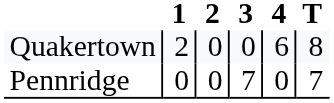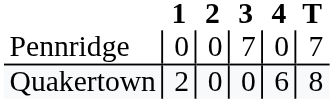rows swapped: (70, 79) <-> (83, 46)
